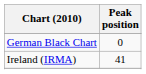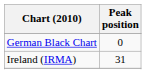(120, 59) 41 -> (120, 59) 31
